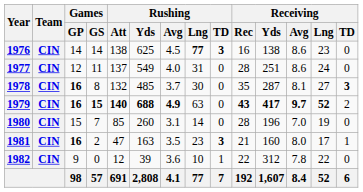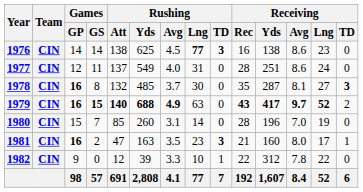(173, 159) 3.6 -> (173, 159) 3.3
